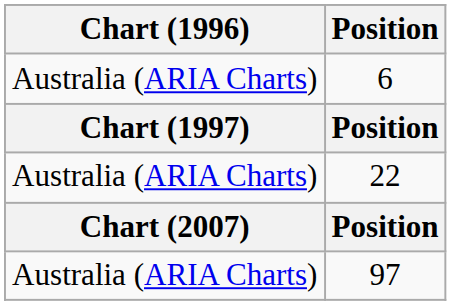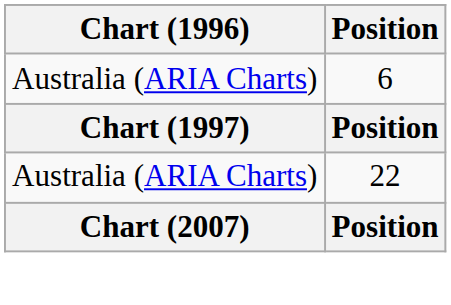- row: (385, 275)
